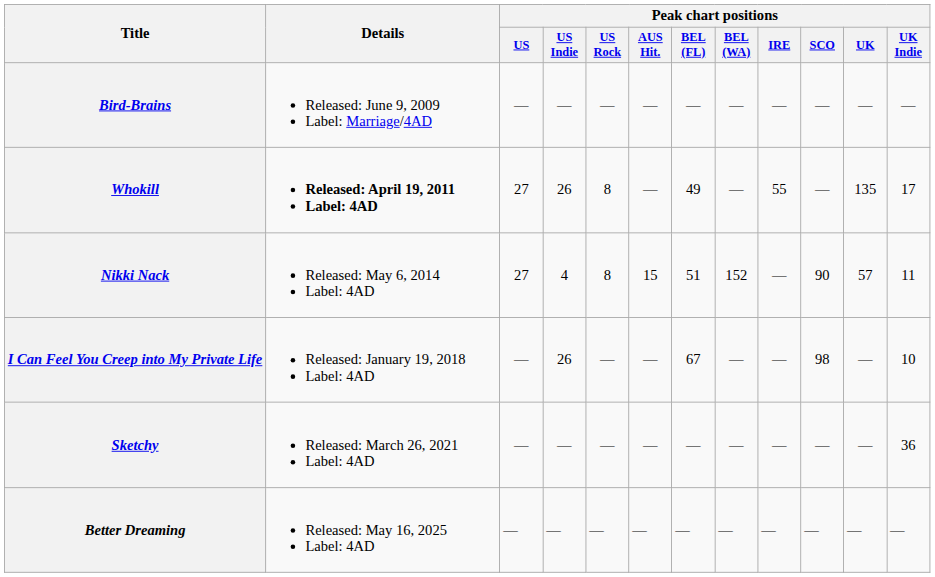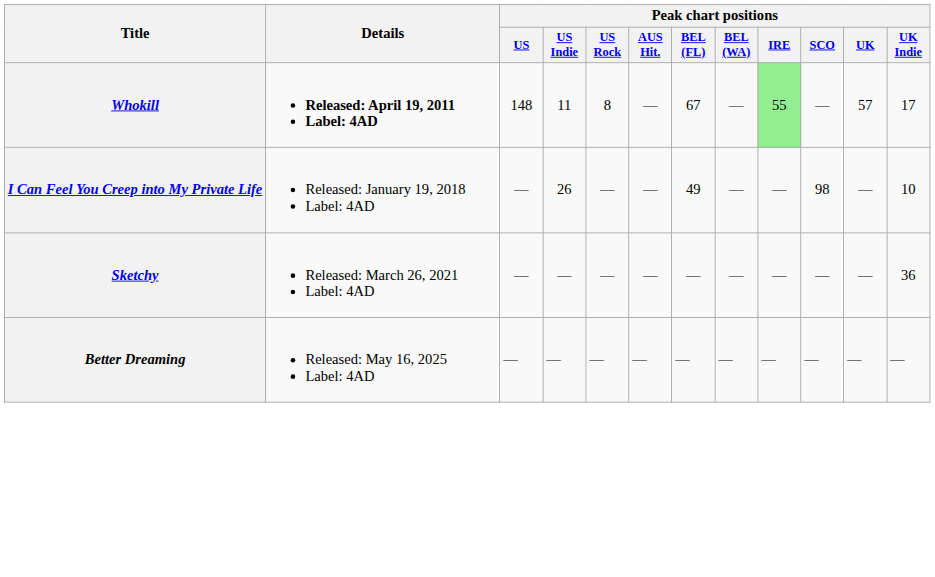- row: (135, 105)
(521, 190) 27 -> (521, 105) 148
(564, 190) 26 -> (564, 105) 11
(693, 190) 49 -> (693, 105) 67
(779, 190) no background -> (779, 105) lightgreen background
(865, 190) 135 -> (865, 105) 57
- row: (135, 274)
(693, 359) 67 -> (693, 190) 49
